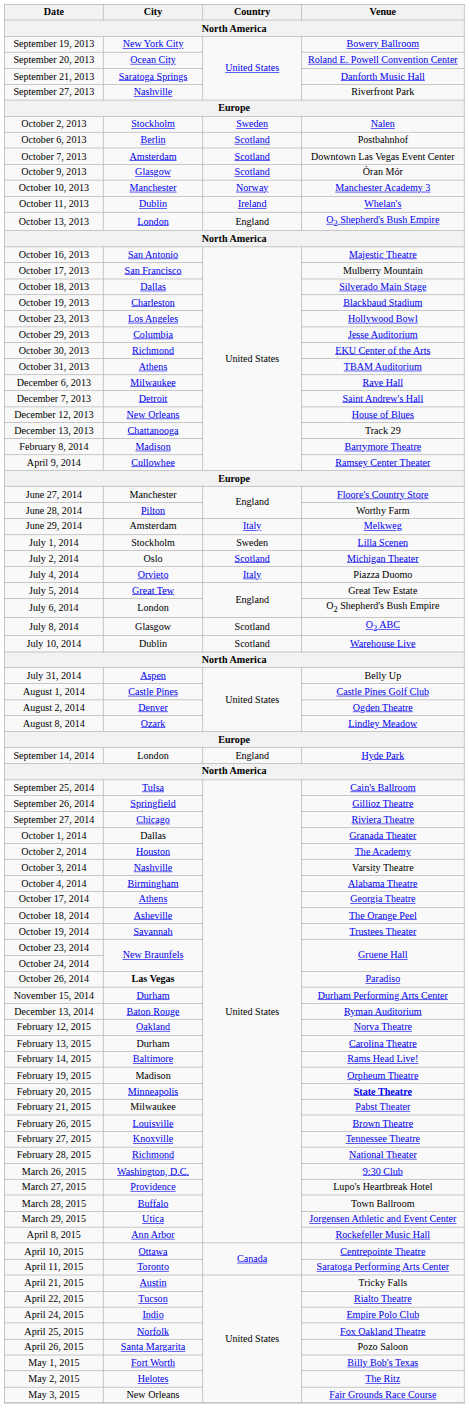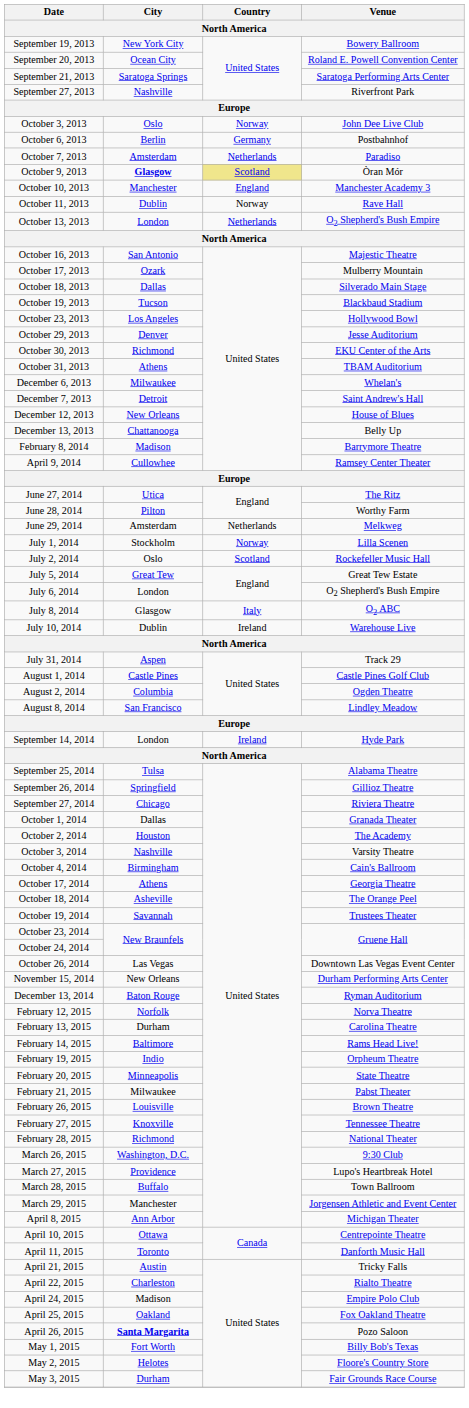(383, 76) Danforth Music Hall -> (383, 76) Saratoga Performing Arts Center
- row: (54, 124)
+ row: (54, 124)
(252, 140) Scotland -> (252, 140) Germany
(252, 156) Scotland -> (252, 156) Netherlands
(383, 156) Downtown Las Vegas Event Center -> (383, 156) Paradiso
(153, 172) normal -> (153, 172) bold
(252, 172) no background -> (252, 172) khaki background
(252, 188) Norway -> (252, 188) England
(252, 204) Ireland -> (252, 204) Norway
(383, 204) Whelan's -> (383, 204) Rave Hall
(252, 221) England -> (252, 221) Netherlands
(153, 270) San Francisco -> (153, 270) Ozark
(153, 302) Charleston -> (153, 302) Tucson
(153, 334) Columbia -> (153, 334) Denver
(383, 382) Rave Hall -> (383, 382) Whelan's
(383, 430) Track 29 -> (383, 430) Belly Up
(153, 494) Manchester -> (153, 494) Utica
(383, 494) Floore's Country Store -> (383, 494) The Ritz
(252, 526) Italy -> (252, 526) Netherlands
(252, 542) Sweden -> (252, 542) Norway
(383, 558) Michigan Theater -> (383, 558) Rockefeller Music Hall
- row: (54, 574)
(252, 626) Scotland -> (252, 610) Italy
(252, 643) Scotland -> (252, 627) Ireland
(383, 675) Belly Up -> (383, 659) Track 29
(153, 707) Denver -> (153, 691) Columbia
(153, 723) Ozark -> (153, 707) San Francisco
(252, 755) England -> (252, 739) Ireland
(383, 787) Cain's Ballroom -> (383, 771) Alabama Theatre
(383, 883) Alabama Theatre -> (383, 867) Cain's Ballroom
(153, 979) bold -> (153, 963) normal
(383, 979) Paradiso -> (383, 963) Downtown Las Vegas Event Center
(153, 995) Durham -> (153, 979) New Orleans
(153, 1027) Oakland -> (153, 1011) Norfolk
(153, 1075) Madison -> (153, 1059) Indio
(383, 1091) bold -> (383, 1075) normal
(153, 1219) Utica -> (153, 1203) Manchester
(383, 1235) Rockefeller Music Hall -> (383, 1219) Michigan Theater
(383, 1267) Saratoga Performing Arts Center -> (383, 1251) Danforth Music Hall
(153, 1299) Tucson -> (153, 1283) Charleston
(153, 1315) Indio -> (153, 1299) Madison
(153, 1331) Norfolk -> (153, 1315) Oakland
(153, 1347) normal -> (153, 1331) bold
(383, 1379) The Ritz -> (383, 1363) Floore's Country Store
(153, 1395) New Orleans -> (153, 1379) Durham
